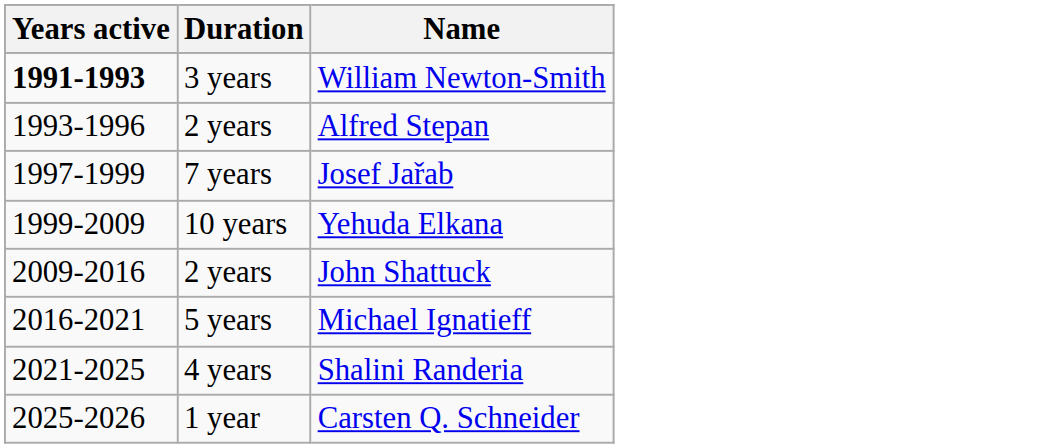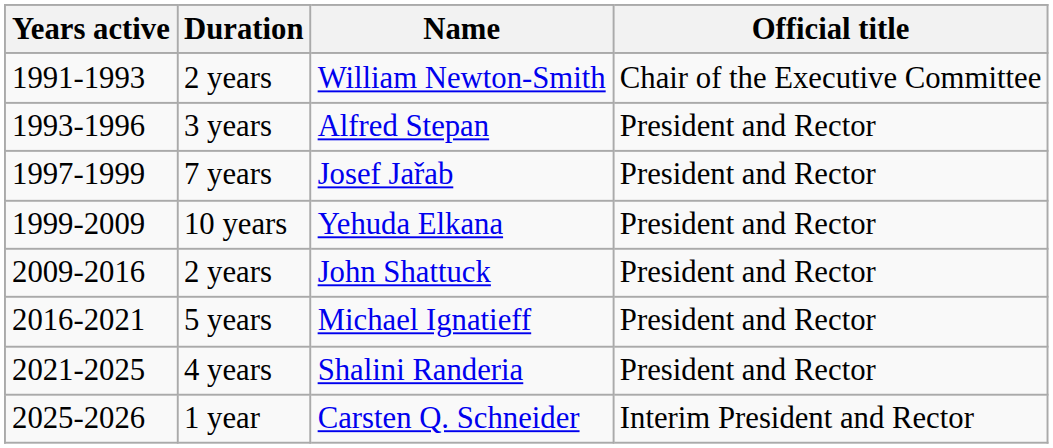+ column: (831, 28)
(79, 77) bold -> (79, 77) normal
(228, 77) 3 years -> (228, 77) 2 years
(228, 126) 2 years -> (228, 126) 3 years
